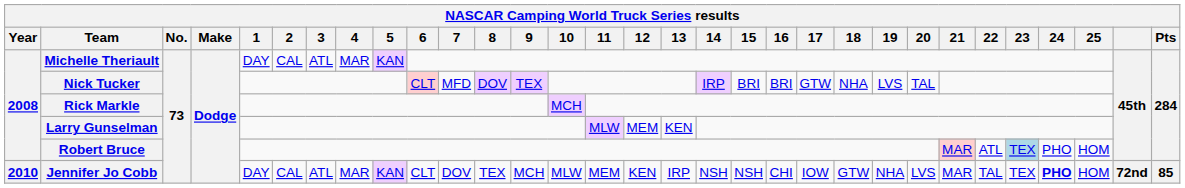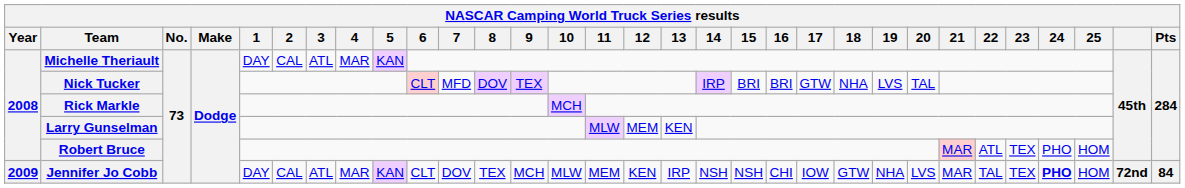(1022, 150) lightblue background -> (1022, 150) no background
(23, 172) 2010 -> (23, 172) 2009
(1166, 172) 85 -> (1166, 172) 84
